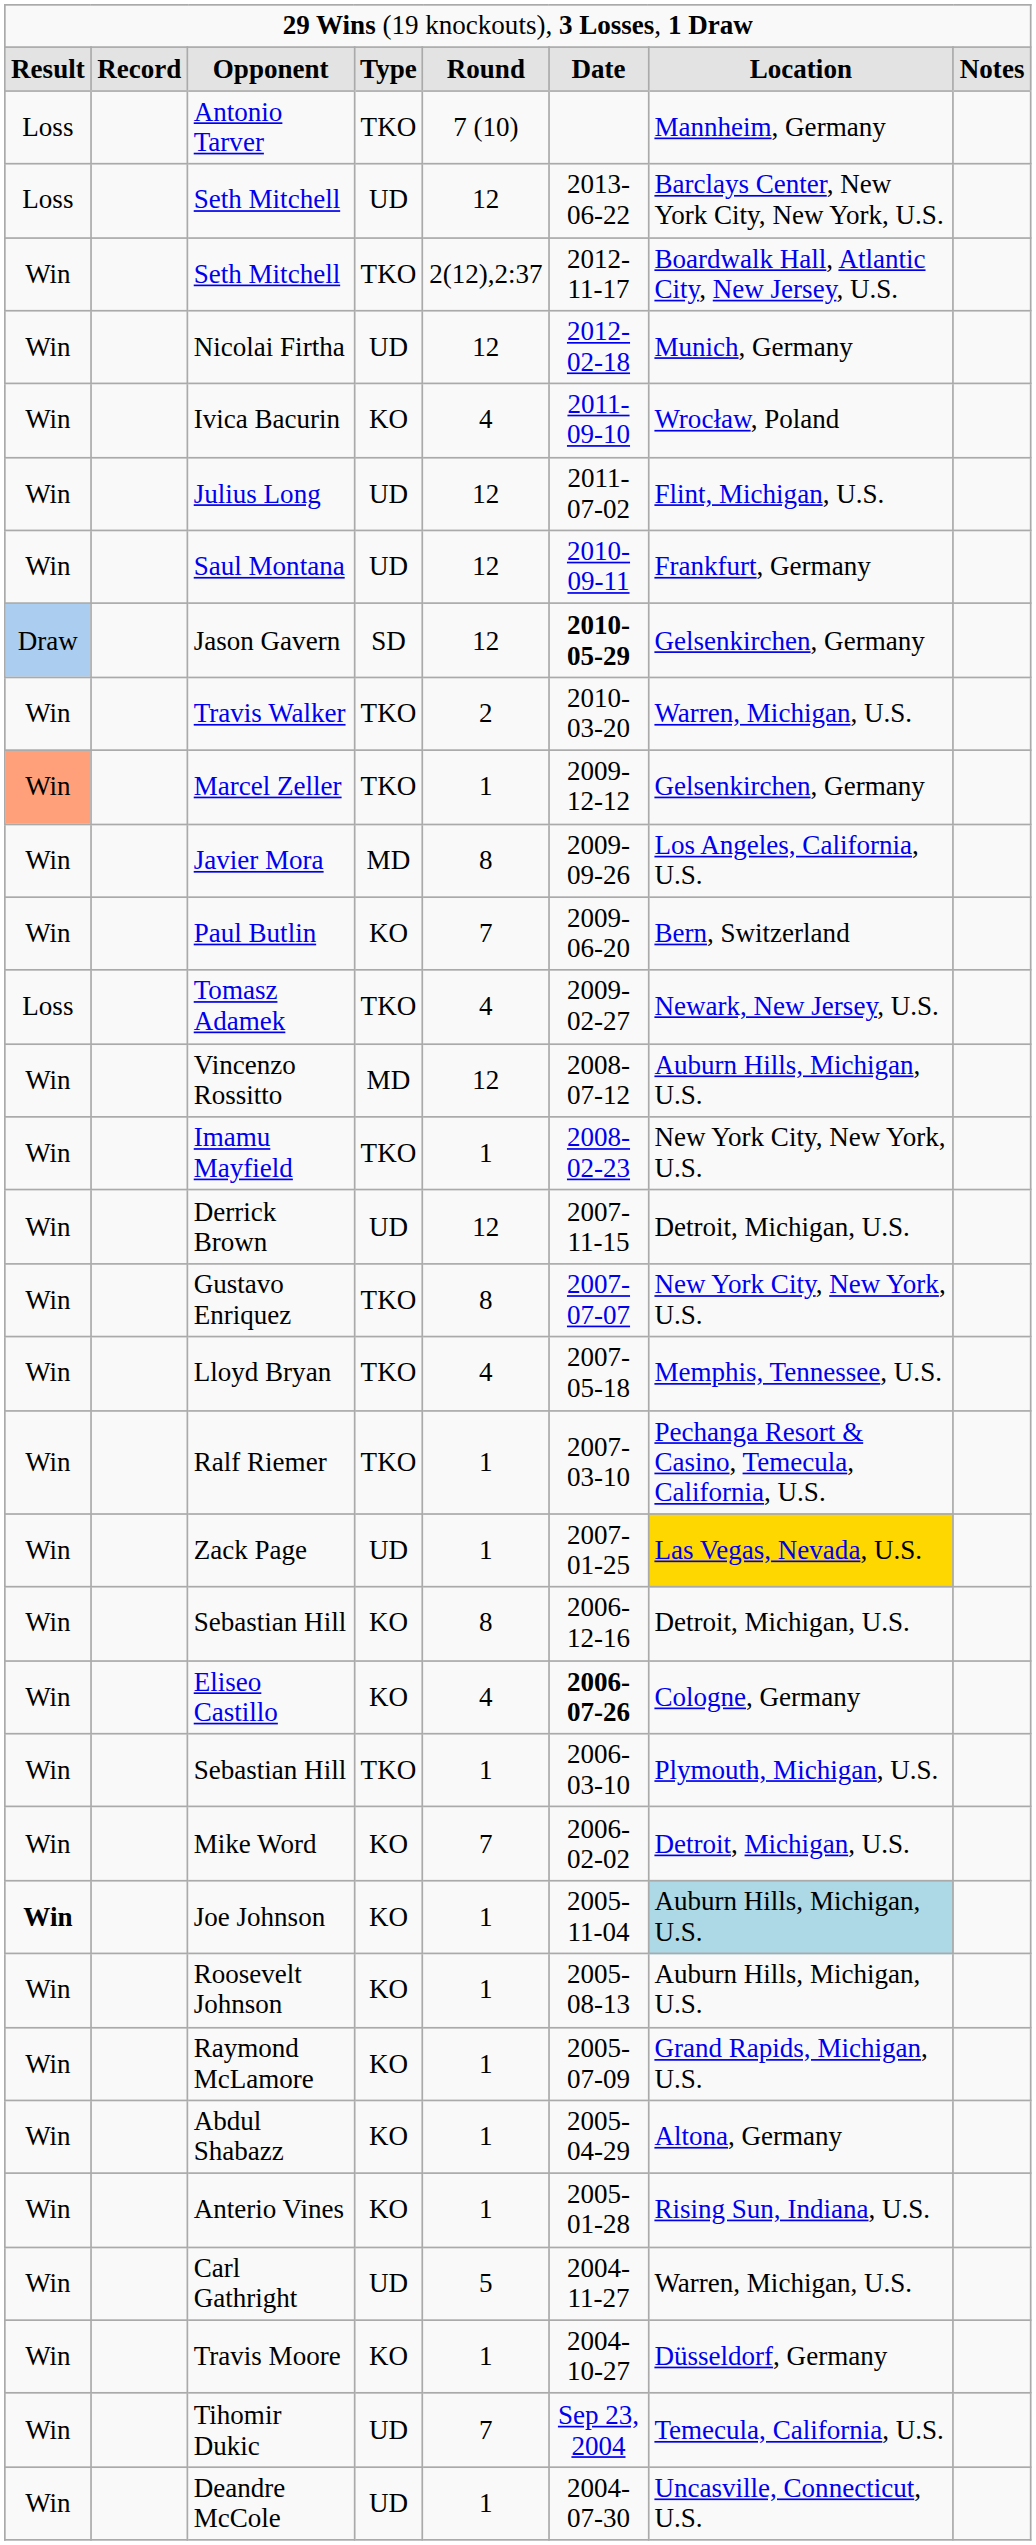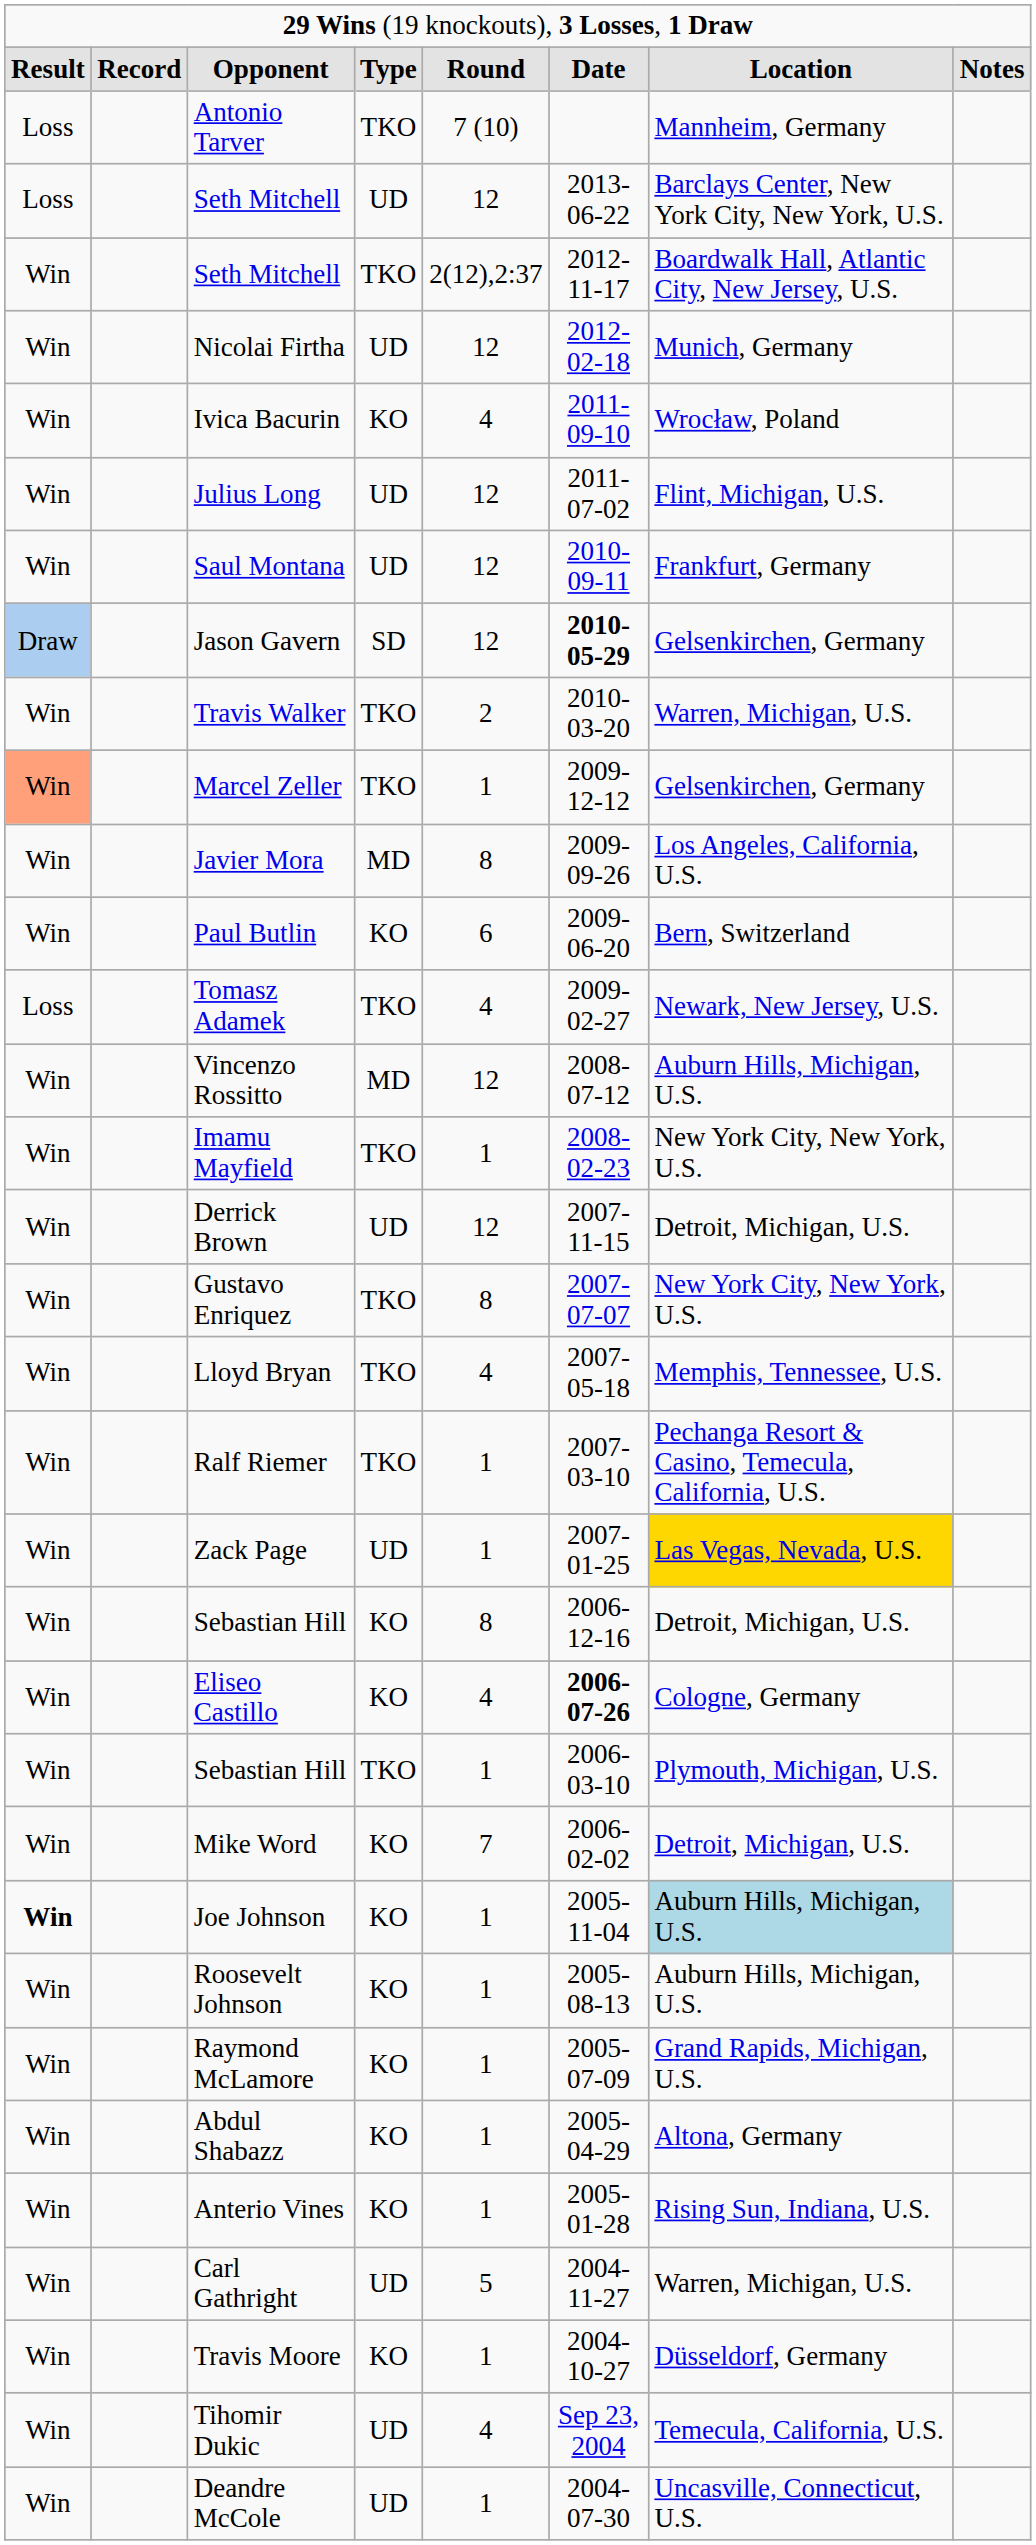(486, 933) 7 -> (486, 933) 6
(486, 2429) 7 -> (486, 2429) 4
